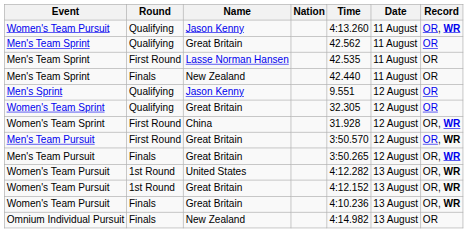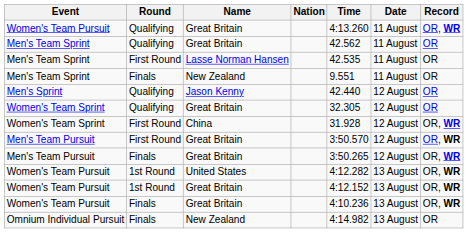(215, 28) Jason Kenny -> (214, 28) Great Britain
(345, 76) 42.440 -> (342, 76) 9.551
(342, 92) 9.551 -> (345, 92) 42.440
